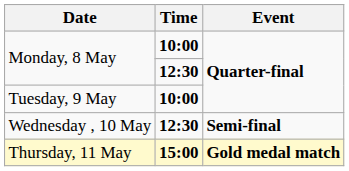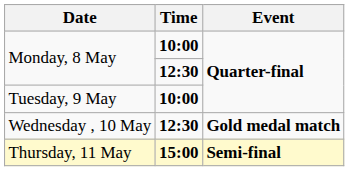(244, 125) Semi-final -> (273, 125) Gold medal match
(273, 152) Gold medal match -> (244, 152) Semi-final
